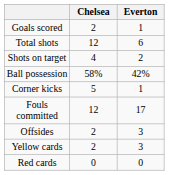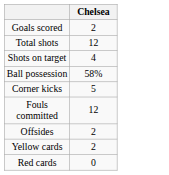- column: (141, 12)
